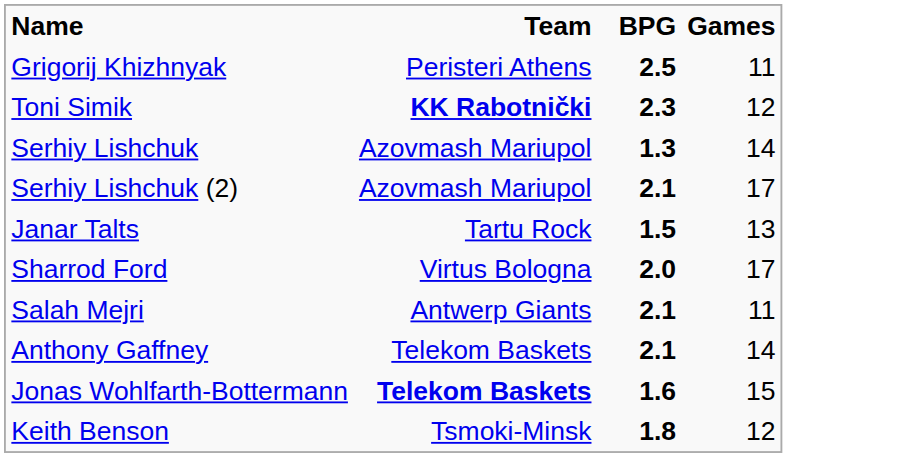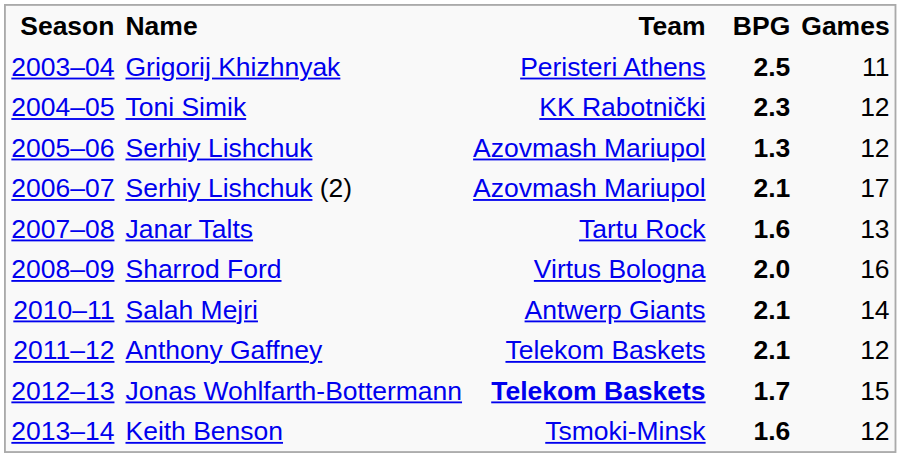+ column: (67, 26)
(501, 107) bold -> (622, 107) normal
(761, 148) 14 -> (875, 148) 12
(658, 228) 1.5 -> (772, 228) 1.6
(761, 269) 17 -> (875, 269) 16
(762, 309) 11 -> (875, 309) 14
(761, 350) 14 -> (875, 350) 12
(658, 390) 1.6 -> (772, 390) 1.7
(658, 431) 1.8 -> (772, 431) 1.6
